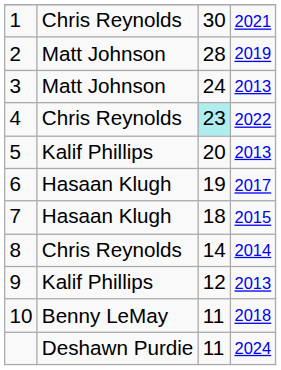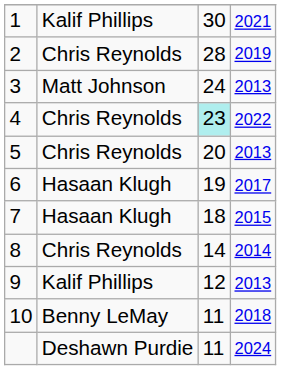(112, 20) Chris Reynolds -> (98, 20) Kalif Phillips
(104, 53) Matt Johnson -> (112, 53) Chris Reynolds
(98, 151) Kalif Phillips -> (112, 151) Chris Reynolds
